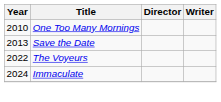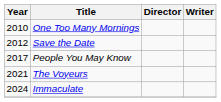(17, 43) 2013 -> (17, 43) 2012
+ row: (82, 58)
(17, 58) 2022 -> (17, 74) 2021
